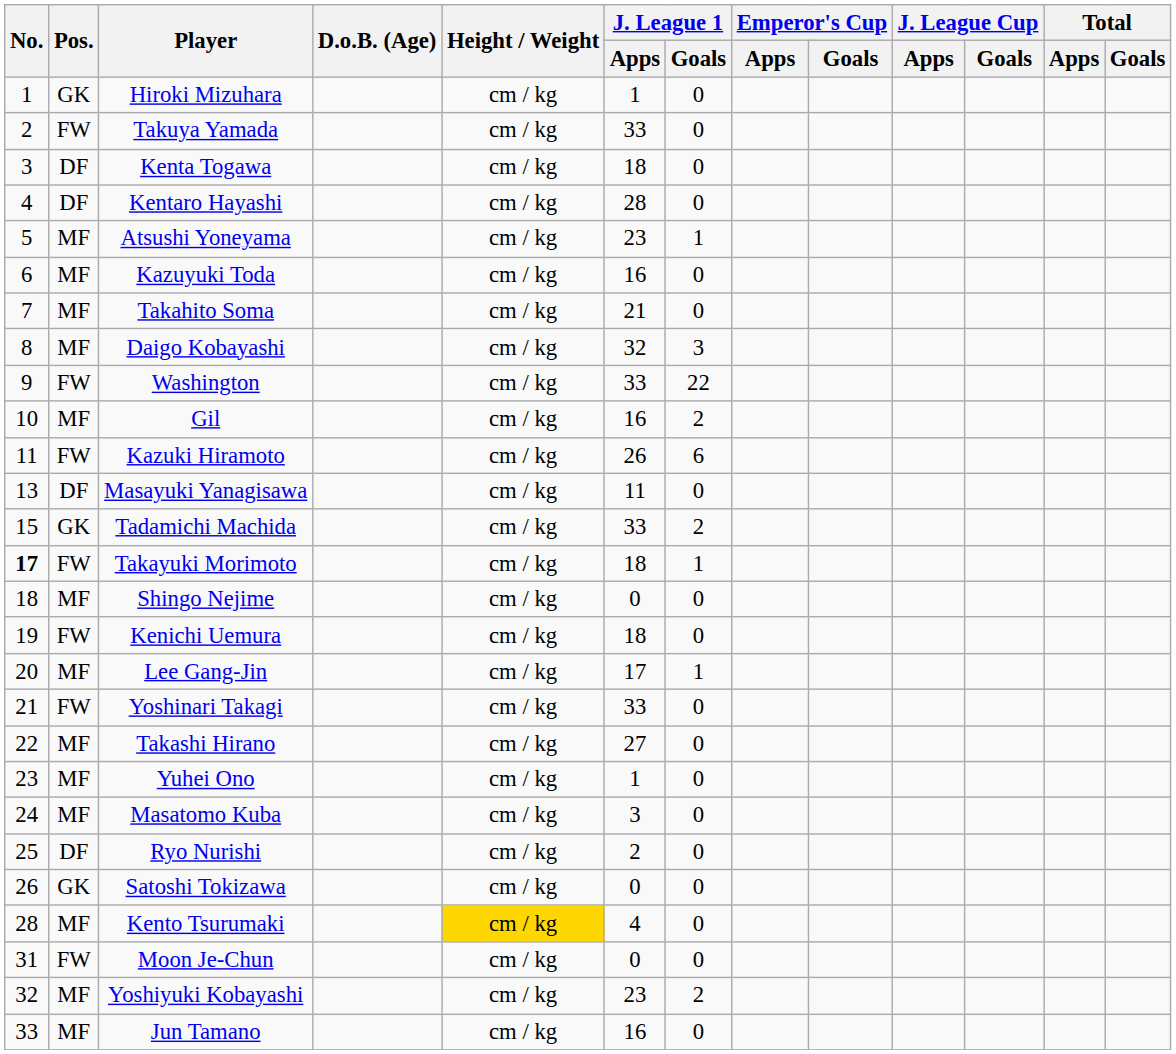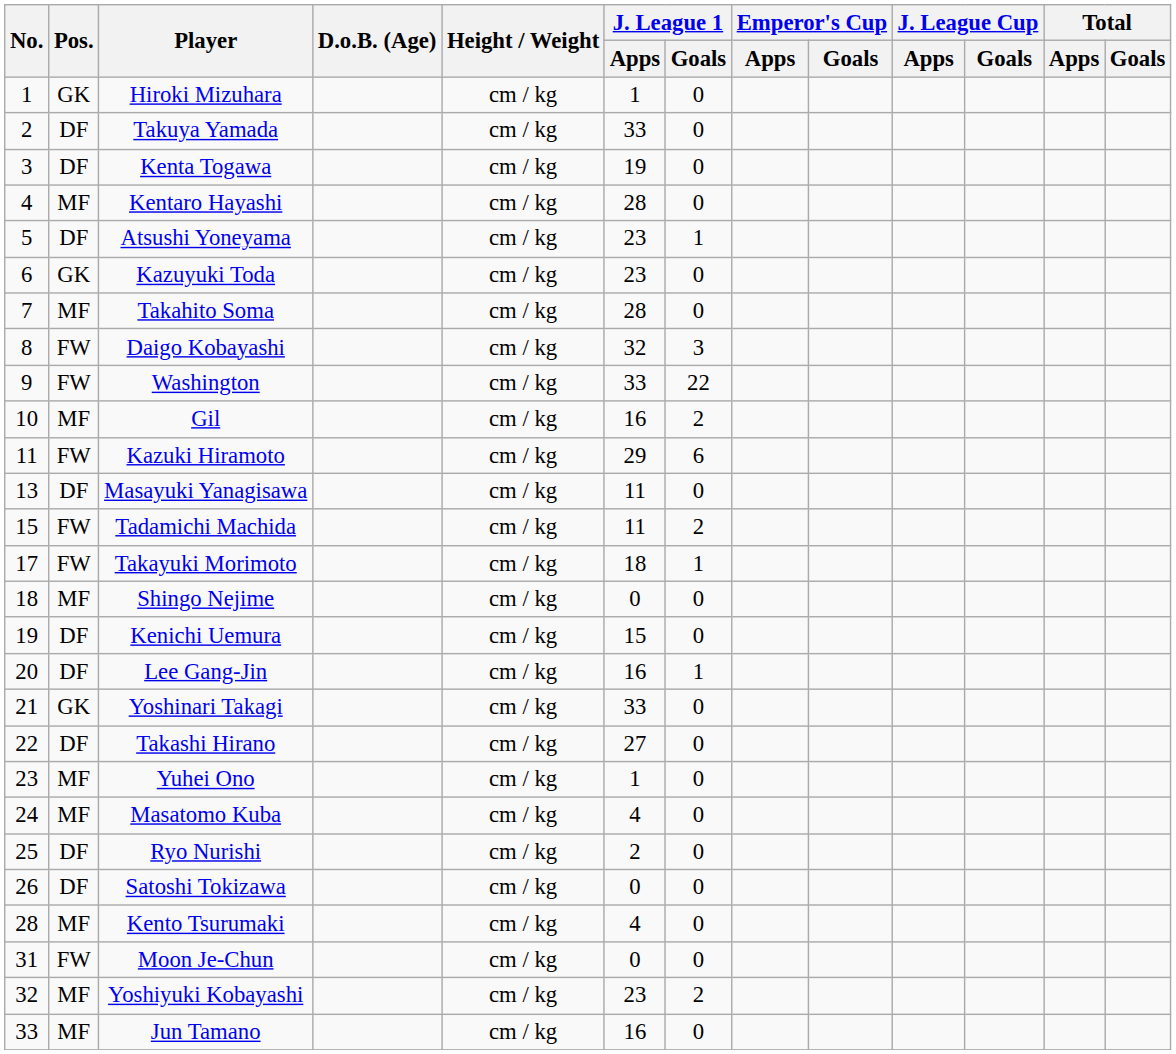(74, 130) FW -> (74, 130) DF
(635, 166) 18 -> (635, 166) 19
(74, 202) DF -> (74, 202) MF
(74, 238) MF -> (74, 238) DF
(74, 274) MF -> (74, 274) GK
(635, 274) 16 -> (635, 274) 23
(635, 310) 21 -> (635, 310) 28
(74, 346) MF -> (74, 346) FW
(635, 454) 26 -> (635, 454) 29
(74, 526) GK -> (74, 526) FW
(635, 526) 33 -> (635, 526) 11
(27, 563) bold -> (27, 563) normal
(74, 635) FW -> (74, 635) DF
(635, 635) 18 -> (635, 635) 15
(74, 671) MF -> (74, 671) DF
(635, 671) 17 -> (635, 671) 16
(74, 707) FW -> (74, 707) GK
(74, 743) MF -> (74, 743) DF
(635, 815) 3 -> (635, 815) 4
(74, 887) GK -> (74, 887) DF
(523, 923) gold background -> (523, 923) no background
